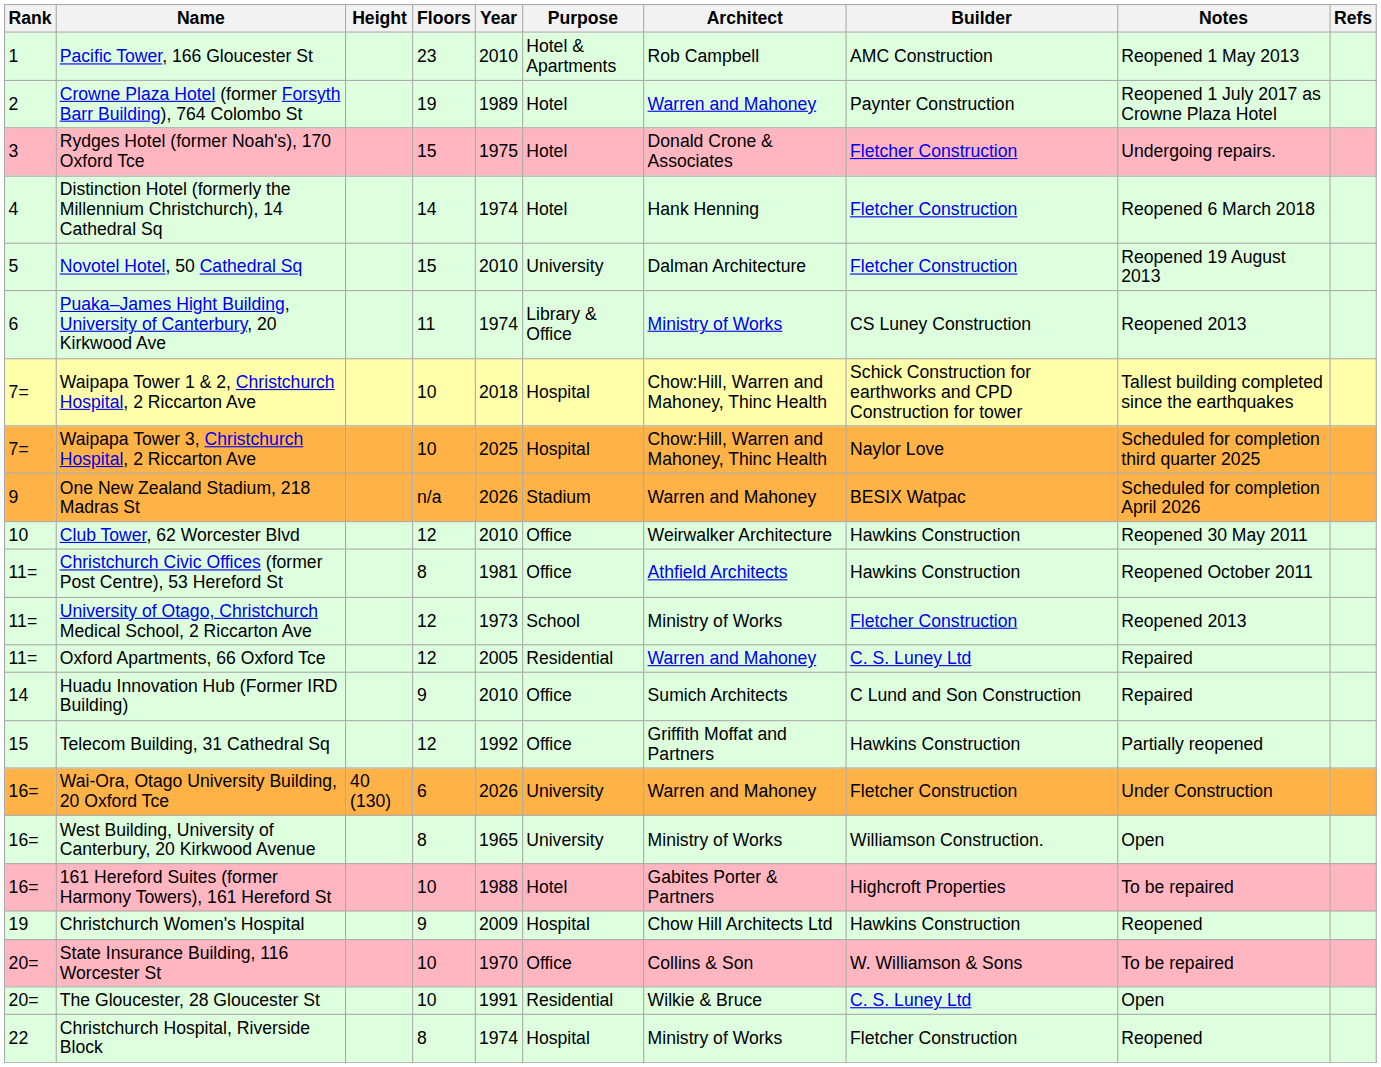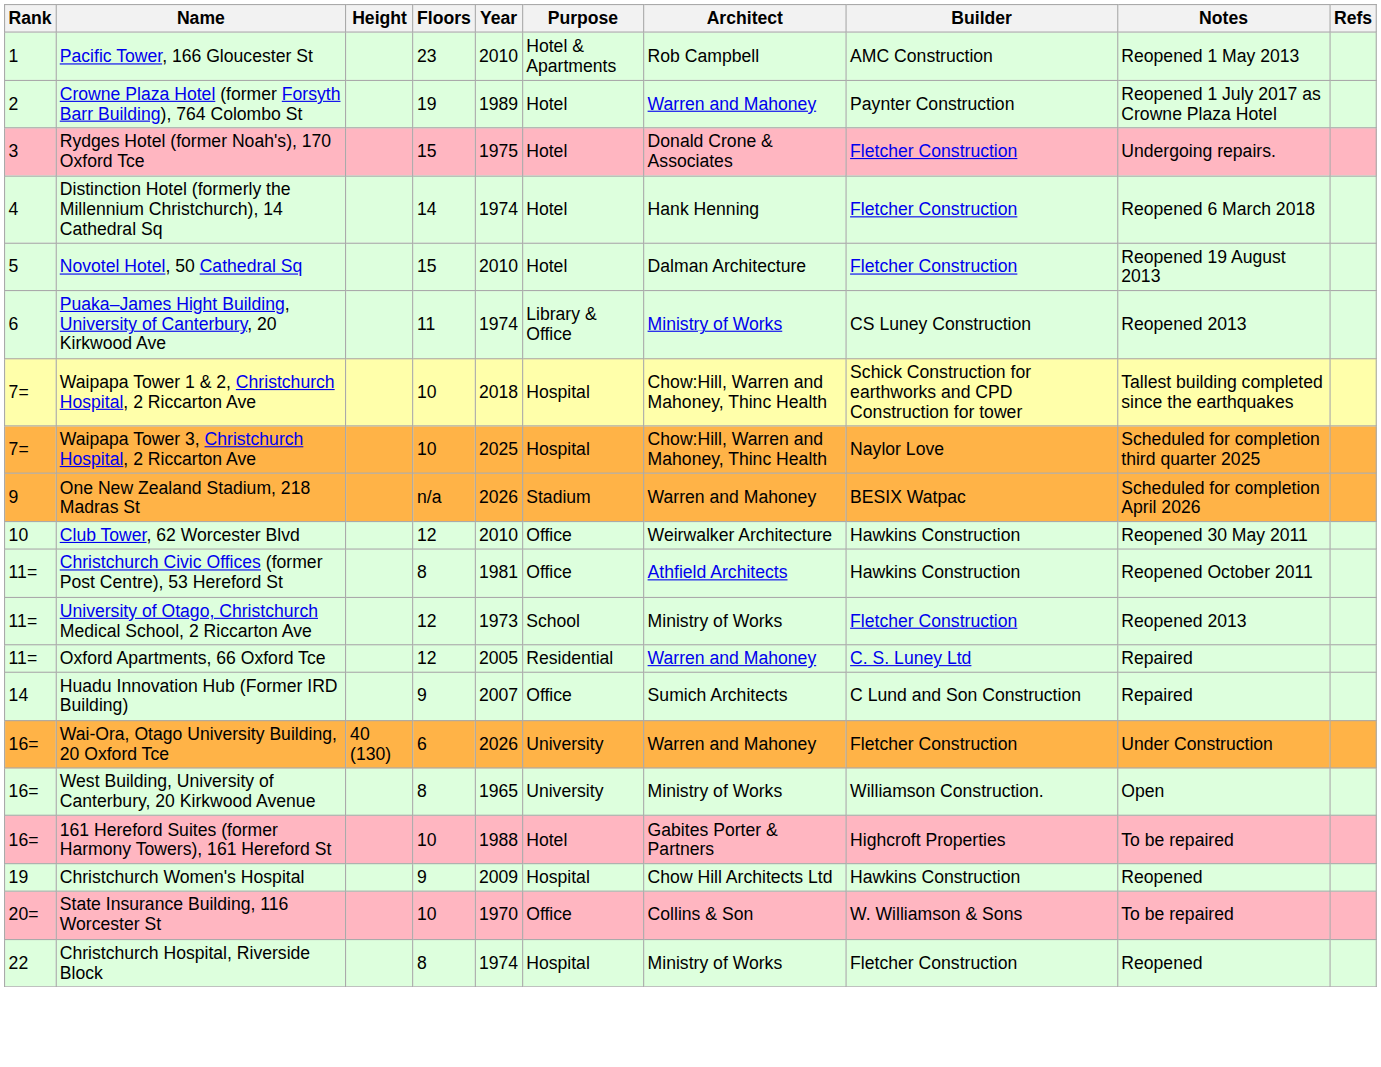(565, 266) University -> (547, 266) Hotel
(499, 696) 2010 -> (499, 696) 2007
- row: (195, 744)
- row: (190, 1000)
